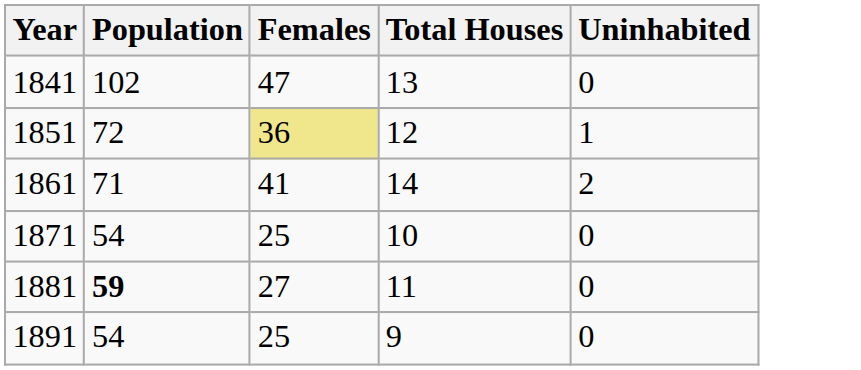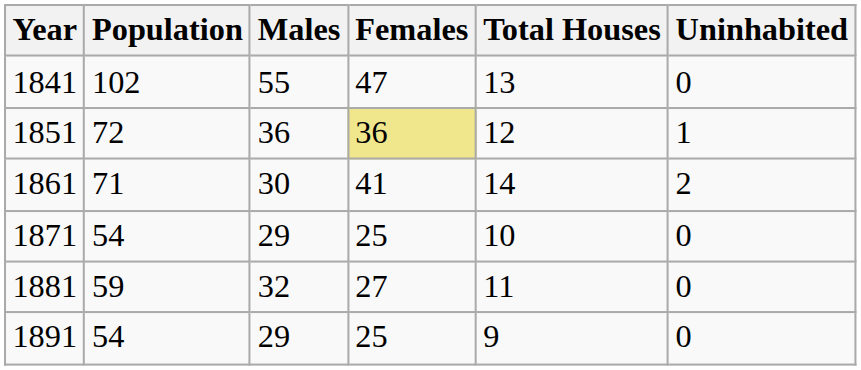+ column: (299, 30)
(108, 286) bold -> (108, 286) normal
